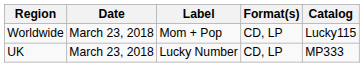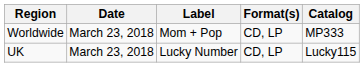(331, 33) Lucky115 -> (324, 33) MP333
(324, 52) MP333 -> (331, 52) Lucky115
